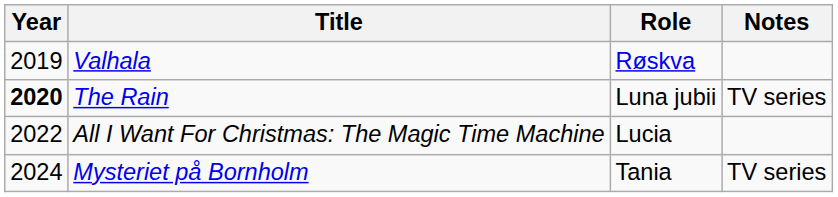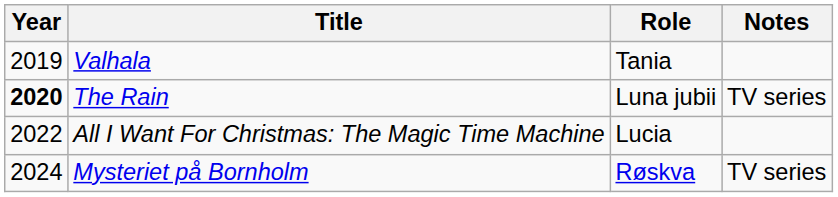(655, 60) Røskva -> (644, 60) Tania
(644, 172) Tania -> (655, 172) Røskva
